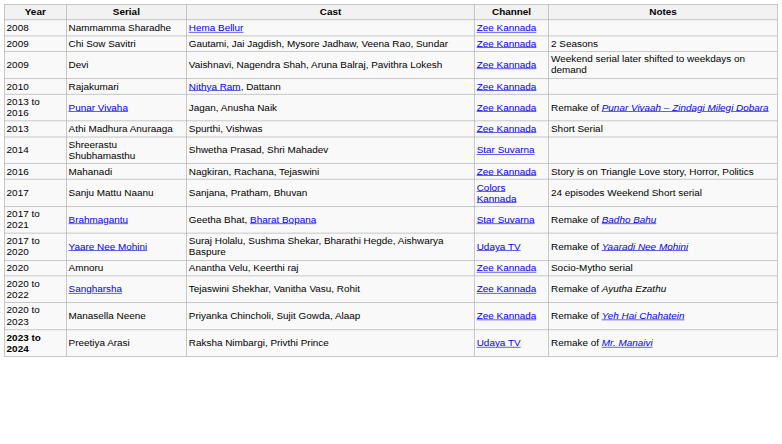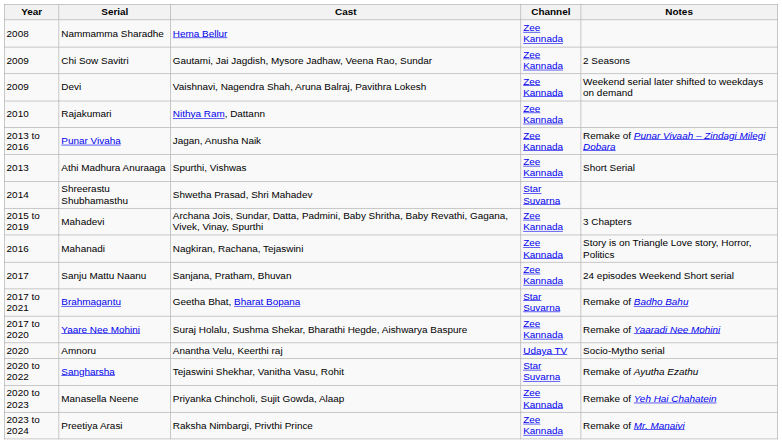+ row: (83, 221)
(497, 193) Colors Kannada -> (543, 275) Zee Kannada
(499, 246) Udaya TV -> (543, 329) Zee Kannada
(506, 268) Zee Kannada -> (545, 350) Udaya TV
(506, 289) Zee Kannada -> (542, 372) Star Suvarna
(24, 343) bold -> (23, 425) normal
(499, 343) Udaya TV -> (543, 425) Zee Kannada
